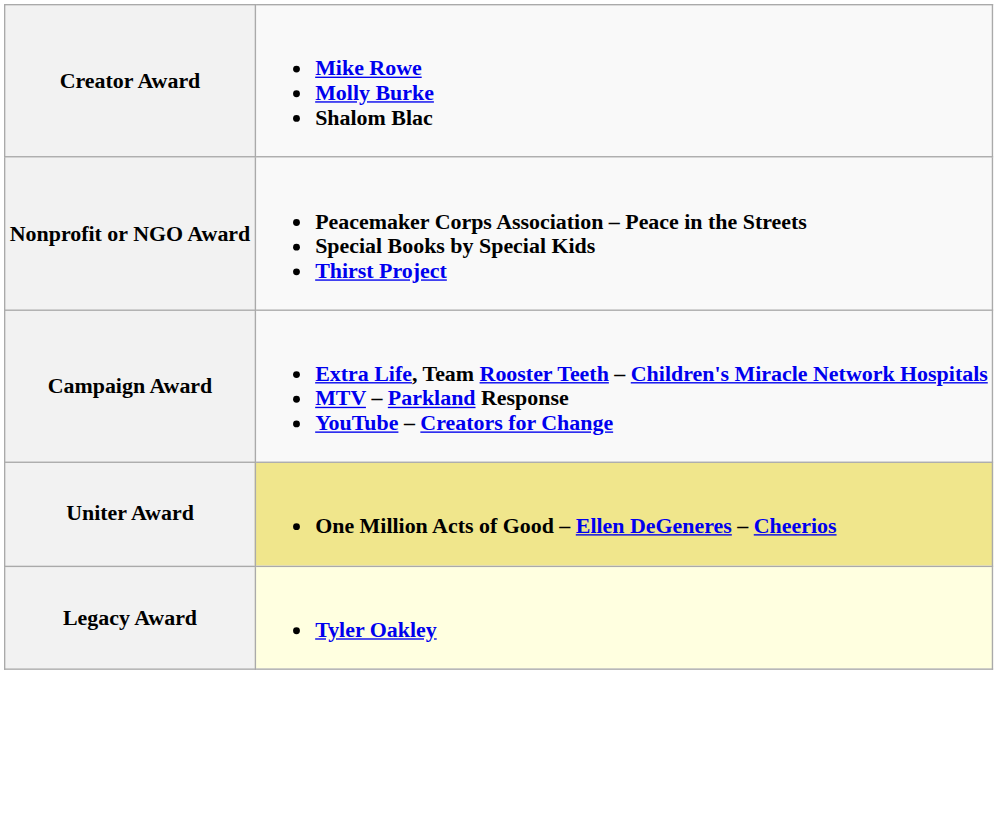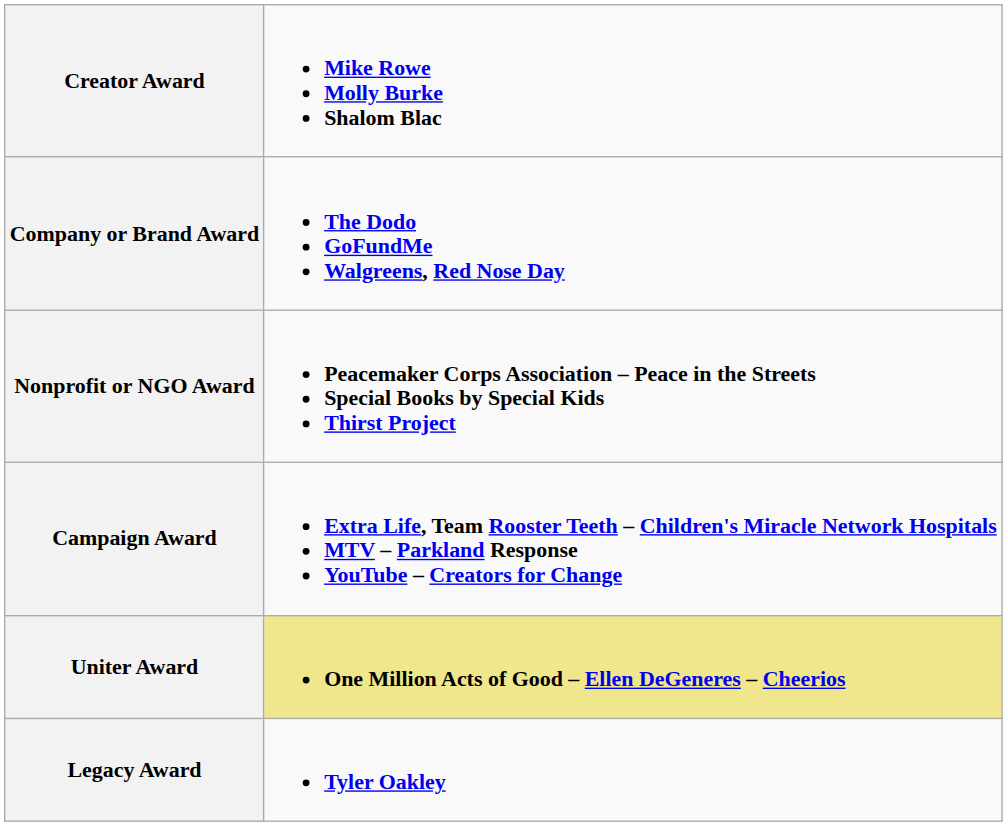+ row: (134, 233)
(624, 630) lightyellow background -> (633, 782) no background
